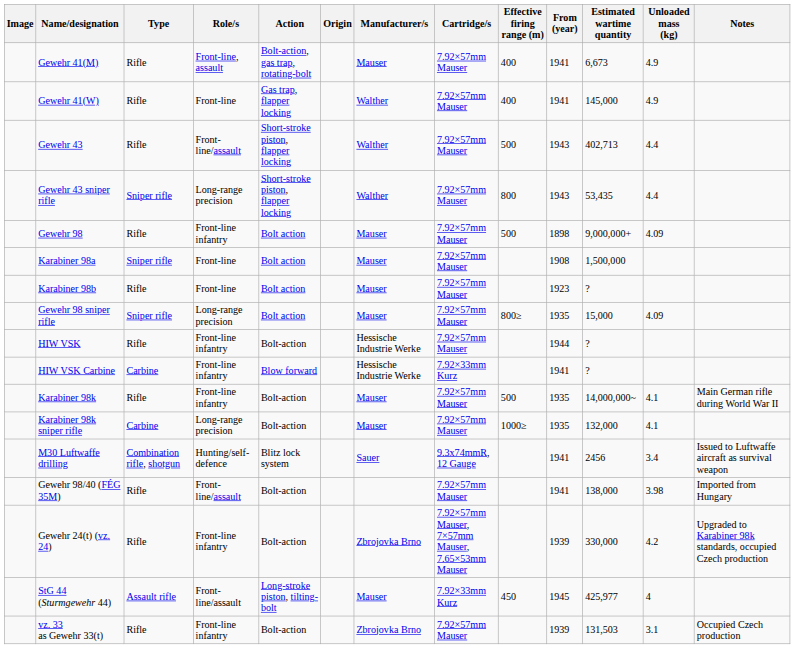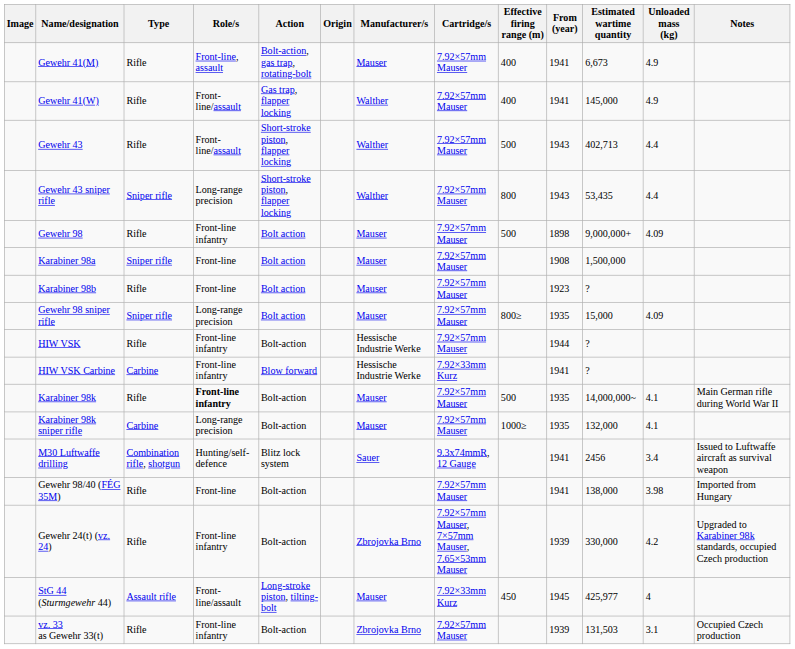(216, 101) Front-line -> (218, 101) Front-line/assault
(216, 398) normal -> (217, 398) bold
(218, 491) Front-line/assault -> (216, 491) Front-line
